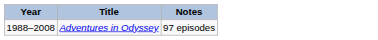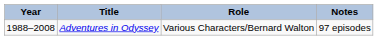+ column: (239, 12)
